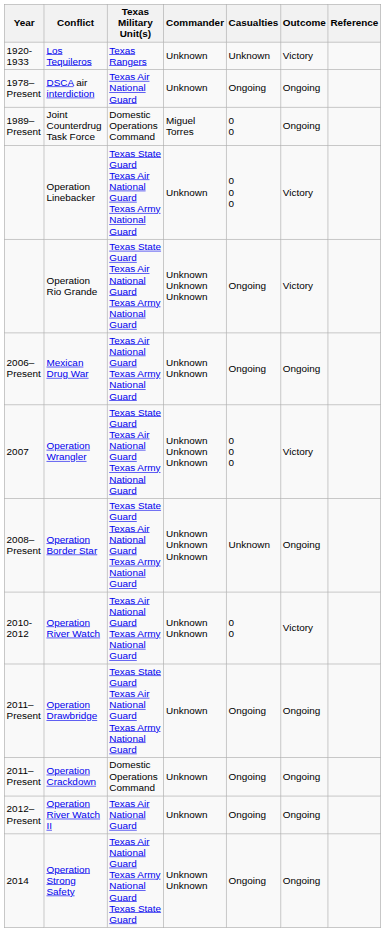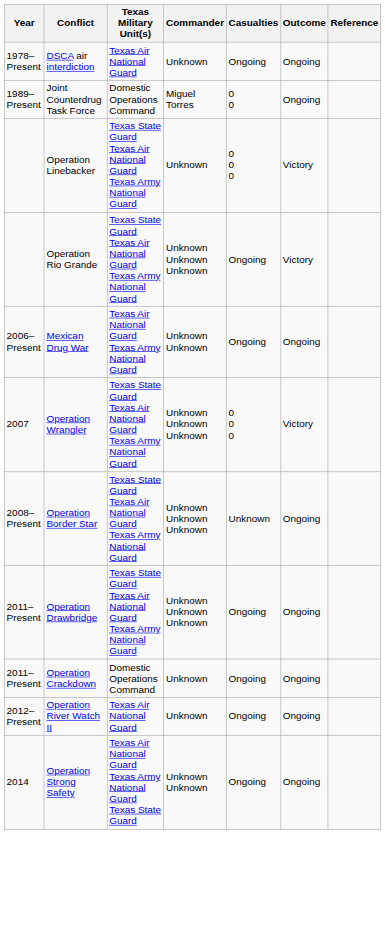- row: (69, 55)
- row: (73, 628)
(187, 710) Unknown -> (187, 612) Unknown Unknown Unknown
